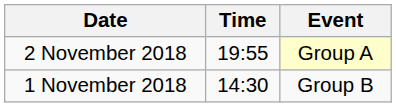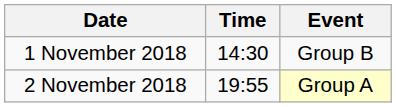rows swapped: (105, 85) <-> (105, 53)
